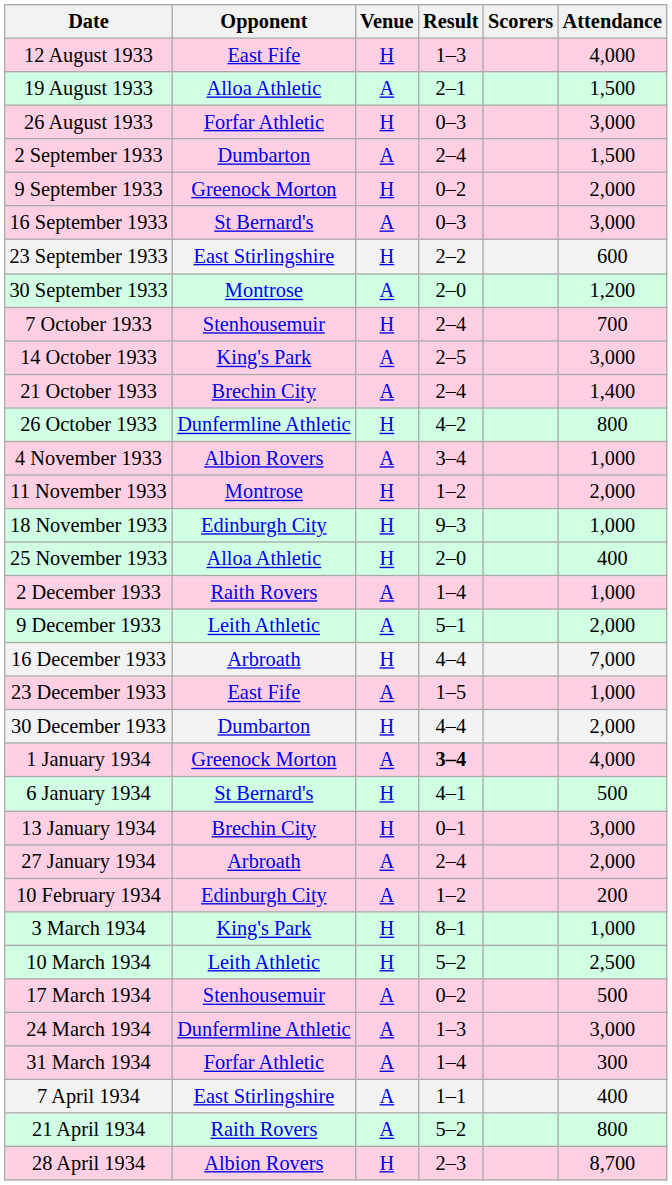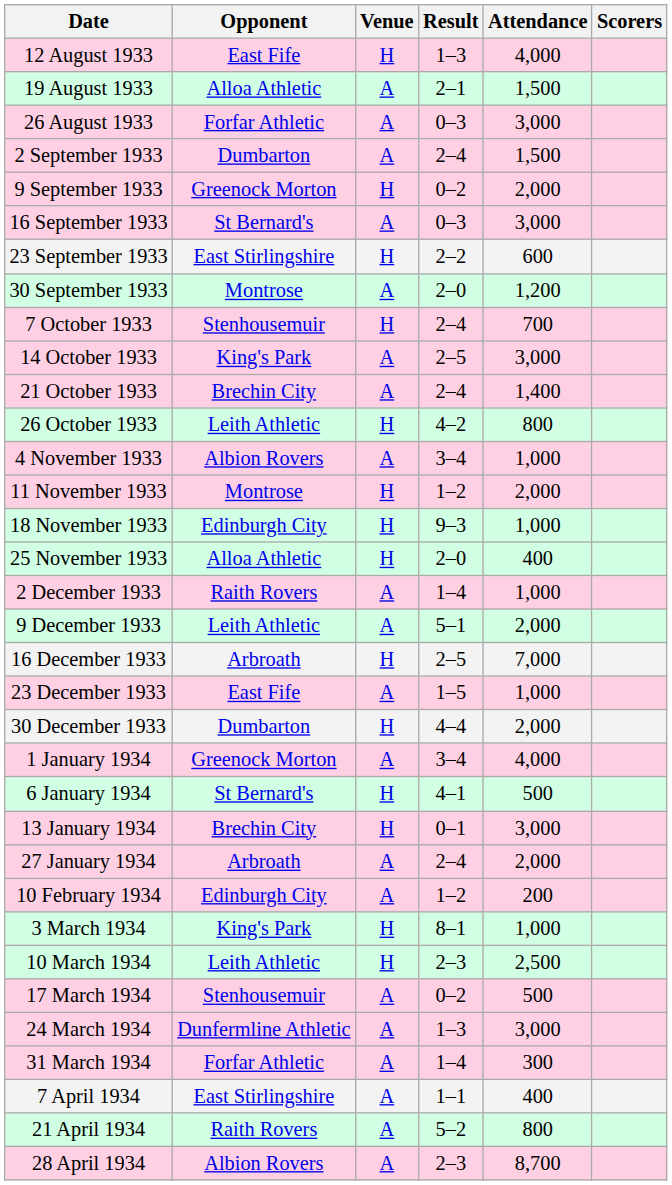columns swapped: (612, 21) <-> (521, 21)
(387, 122) H -> (387, 122) A
(264, 424) Dunfermline Athletic -> (264, 424) Leith Athletic
(451, 659) 4–4 -> (451, 659) 2–5
(451, 760) bold -> (451, 760) normal
(451, 961) 5–2 -> (451, 961) 2–3
(387, 1163) H -> (387, 1163) A
